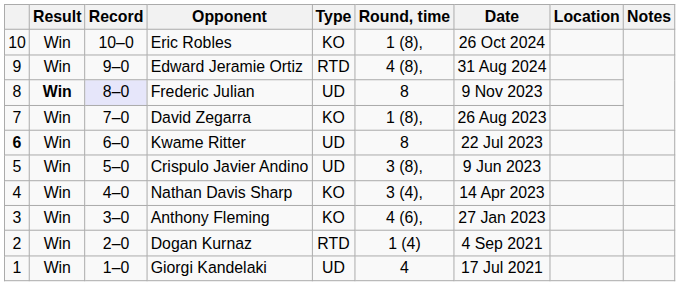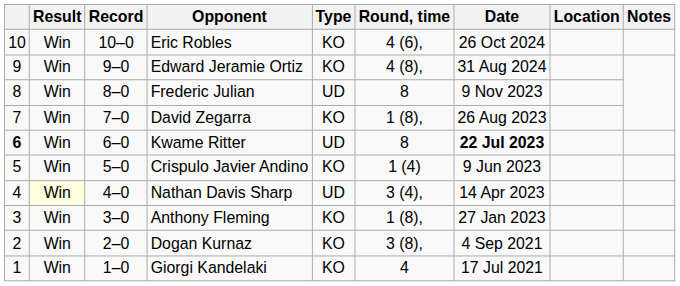(404, 42) 1 (8), -> (404, 42) 4 (6),
(333, 67) RTD -> (333, 67) KO
(57, 92) bold -> (57, 92) normal
(116, 92) lavender background -> (116, 92) no background
(502, 142) normal -> (502, 142) bold
(333, 167) UD -> (333, 167) KO
(404, 167) 3 (8), -> (404, 167) 1 (4)
(57, 192) no background -> (57, 192) lightyellow background
(333, 192) KO -> (333, 192) UD
(404, 218) 4 (6), -> (404, 218) 1 (8),
(333, 243) RTD -> (333, 243) KO
(404, 243) 1 (4) -> (404, 243) 3 (8),
(333, 268) UD -> (333, 268) KO
